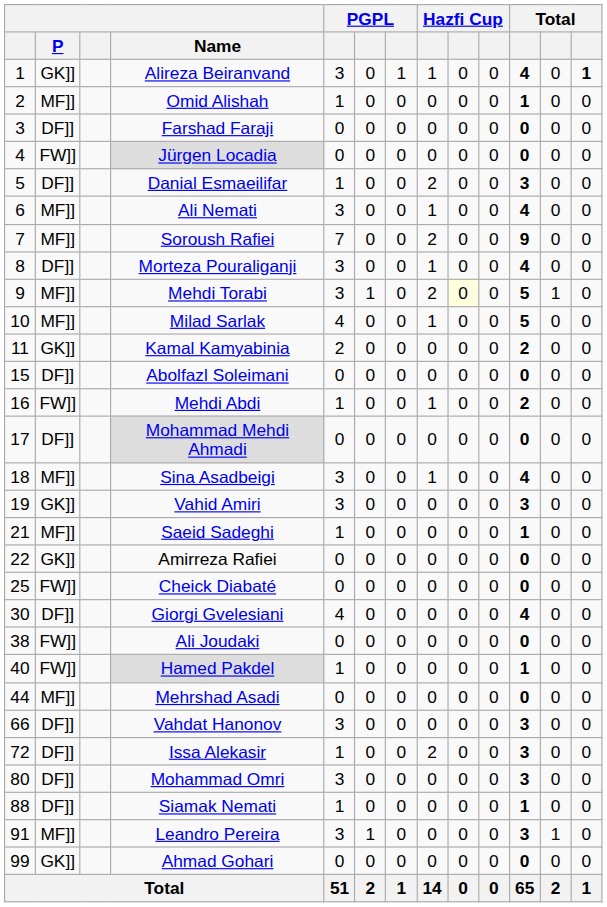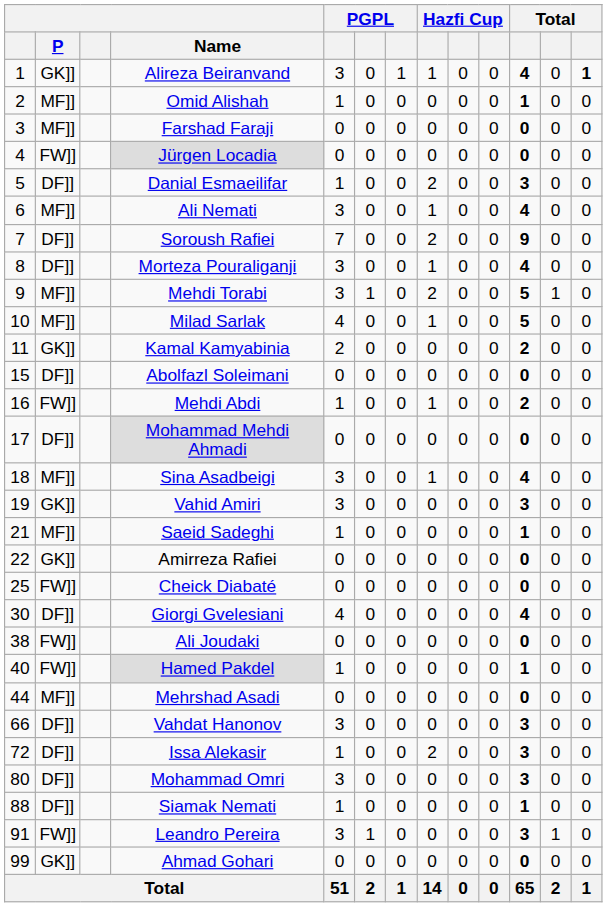(58, 128) DF]] -> (58, 128) MF]]
(58, 238) MF]] -> (58, 238) DF]]
(463, 293) lightyellow background -> (463, 293) no background
(58, 833) MF]] -> (58, 833) FW]]
